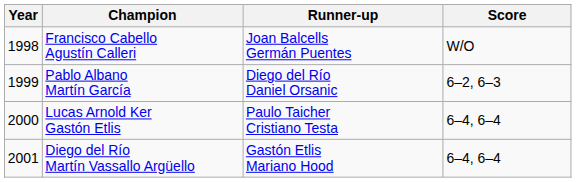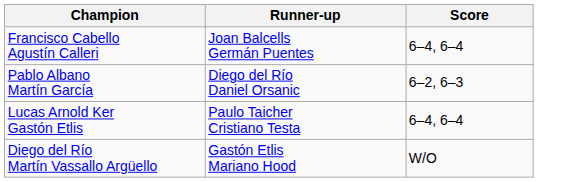- column: (23, 16)
(460, 46) W/O -> (436, 46) 6–4, 6–4
(474, 158) 6–4, 6–4 -> (423, 158) W/O
